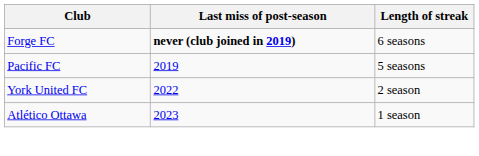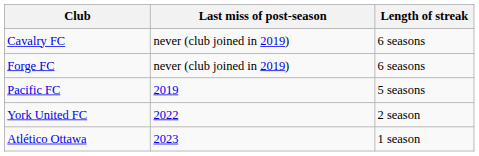+ row: (36, 41)
(224, 41) bold -> (221, 65) normal
